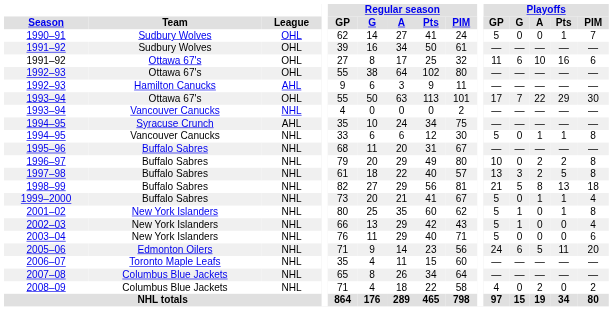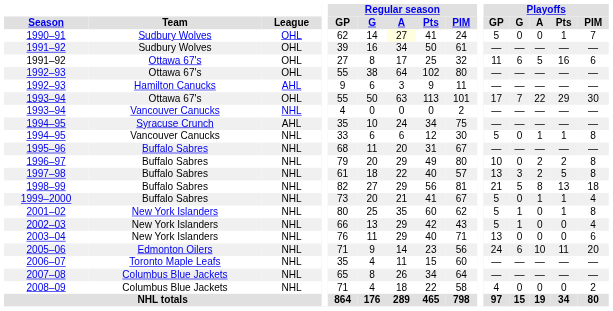(402, 35) no background -> (402, 35) lightyellow background
(540, 60) 10 -> (540, 60) 5
(496, 237) 5 -> (496, 237) 13
(540, 249) 5 -> (540, 249) 10
(540, 287) 2 -> (540, 287) 0
